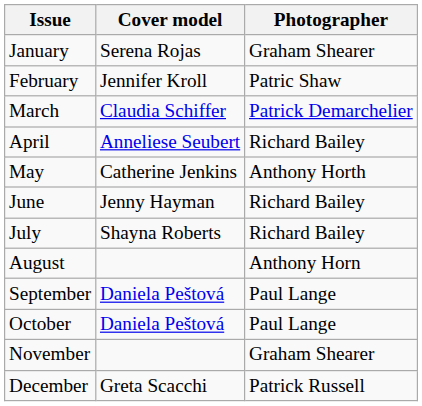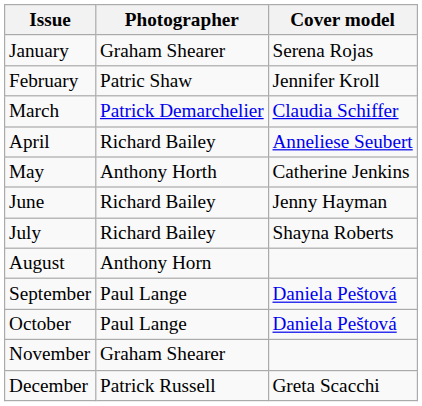columns swapped: (170, 19) <-> (331, 19)
